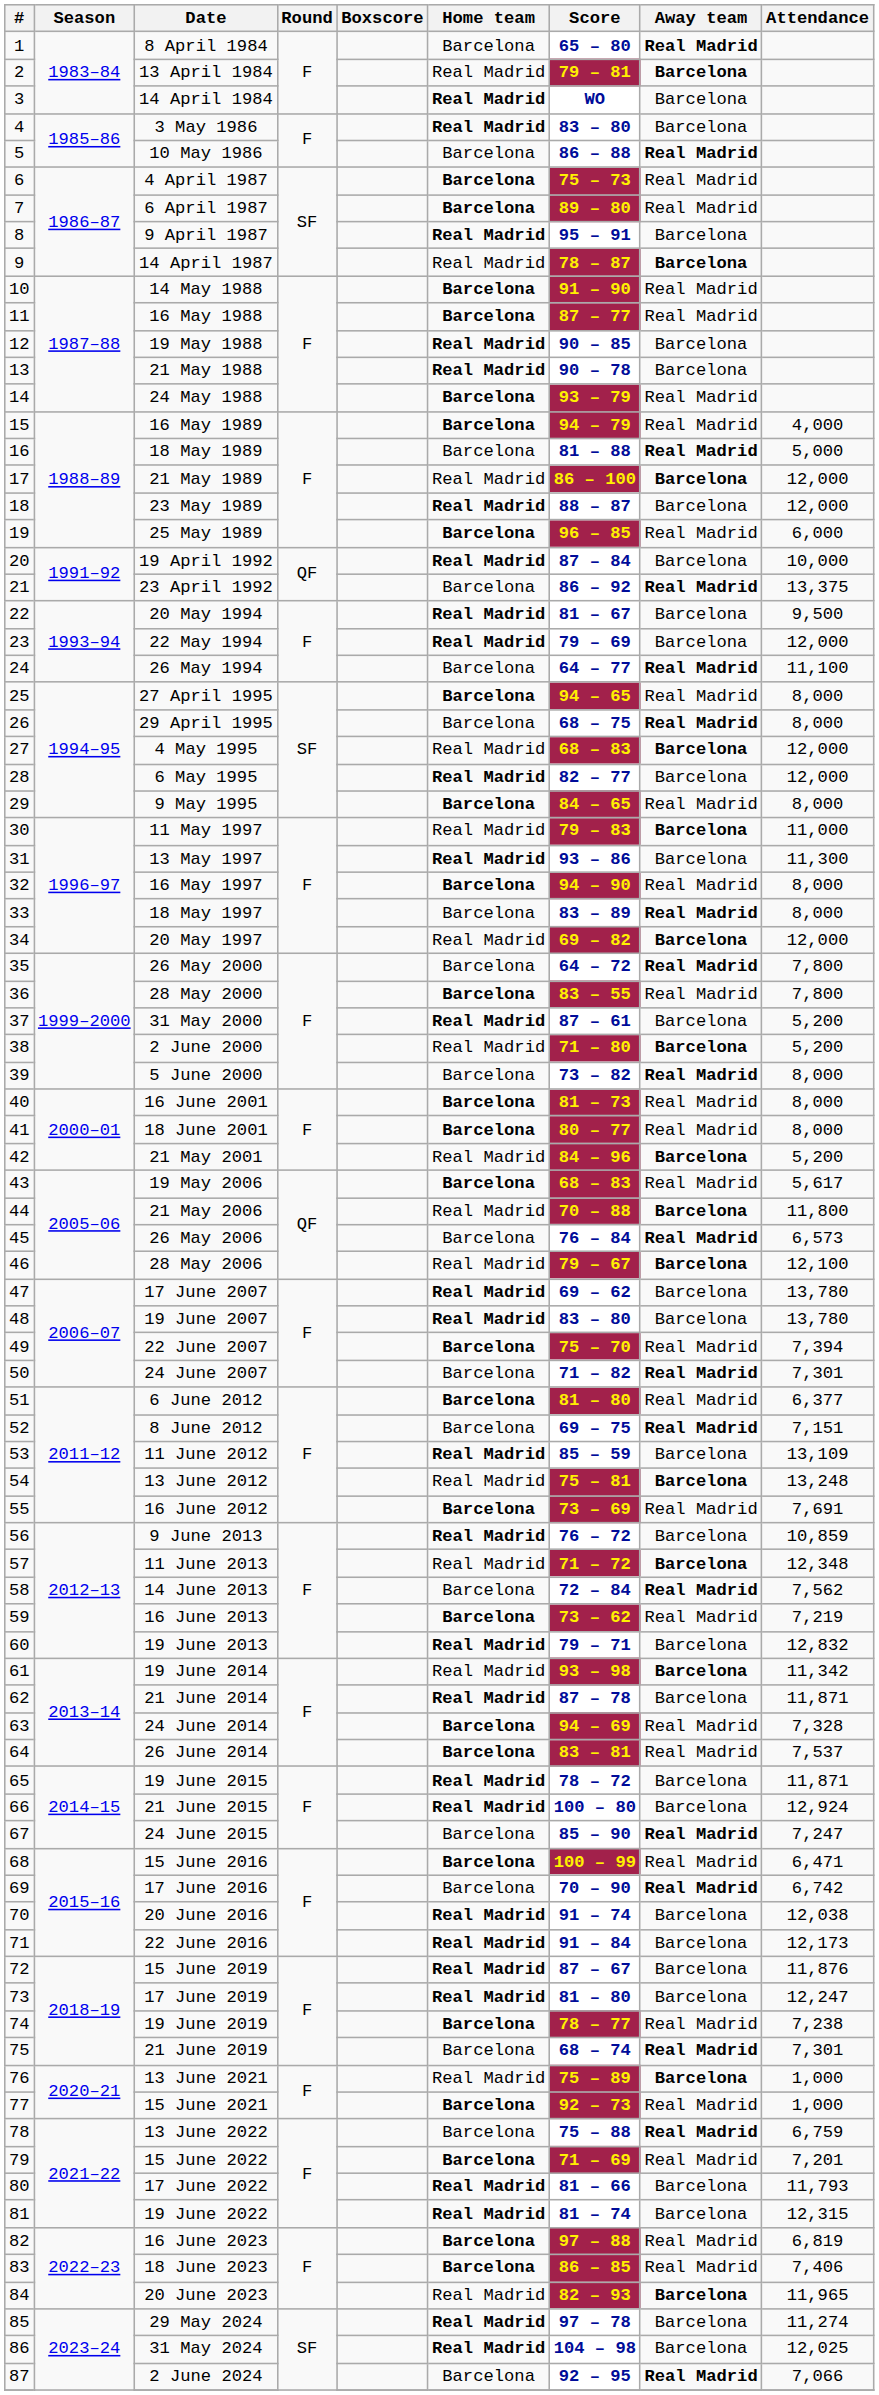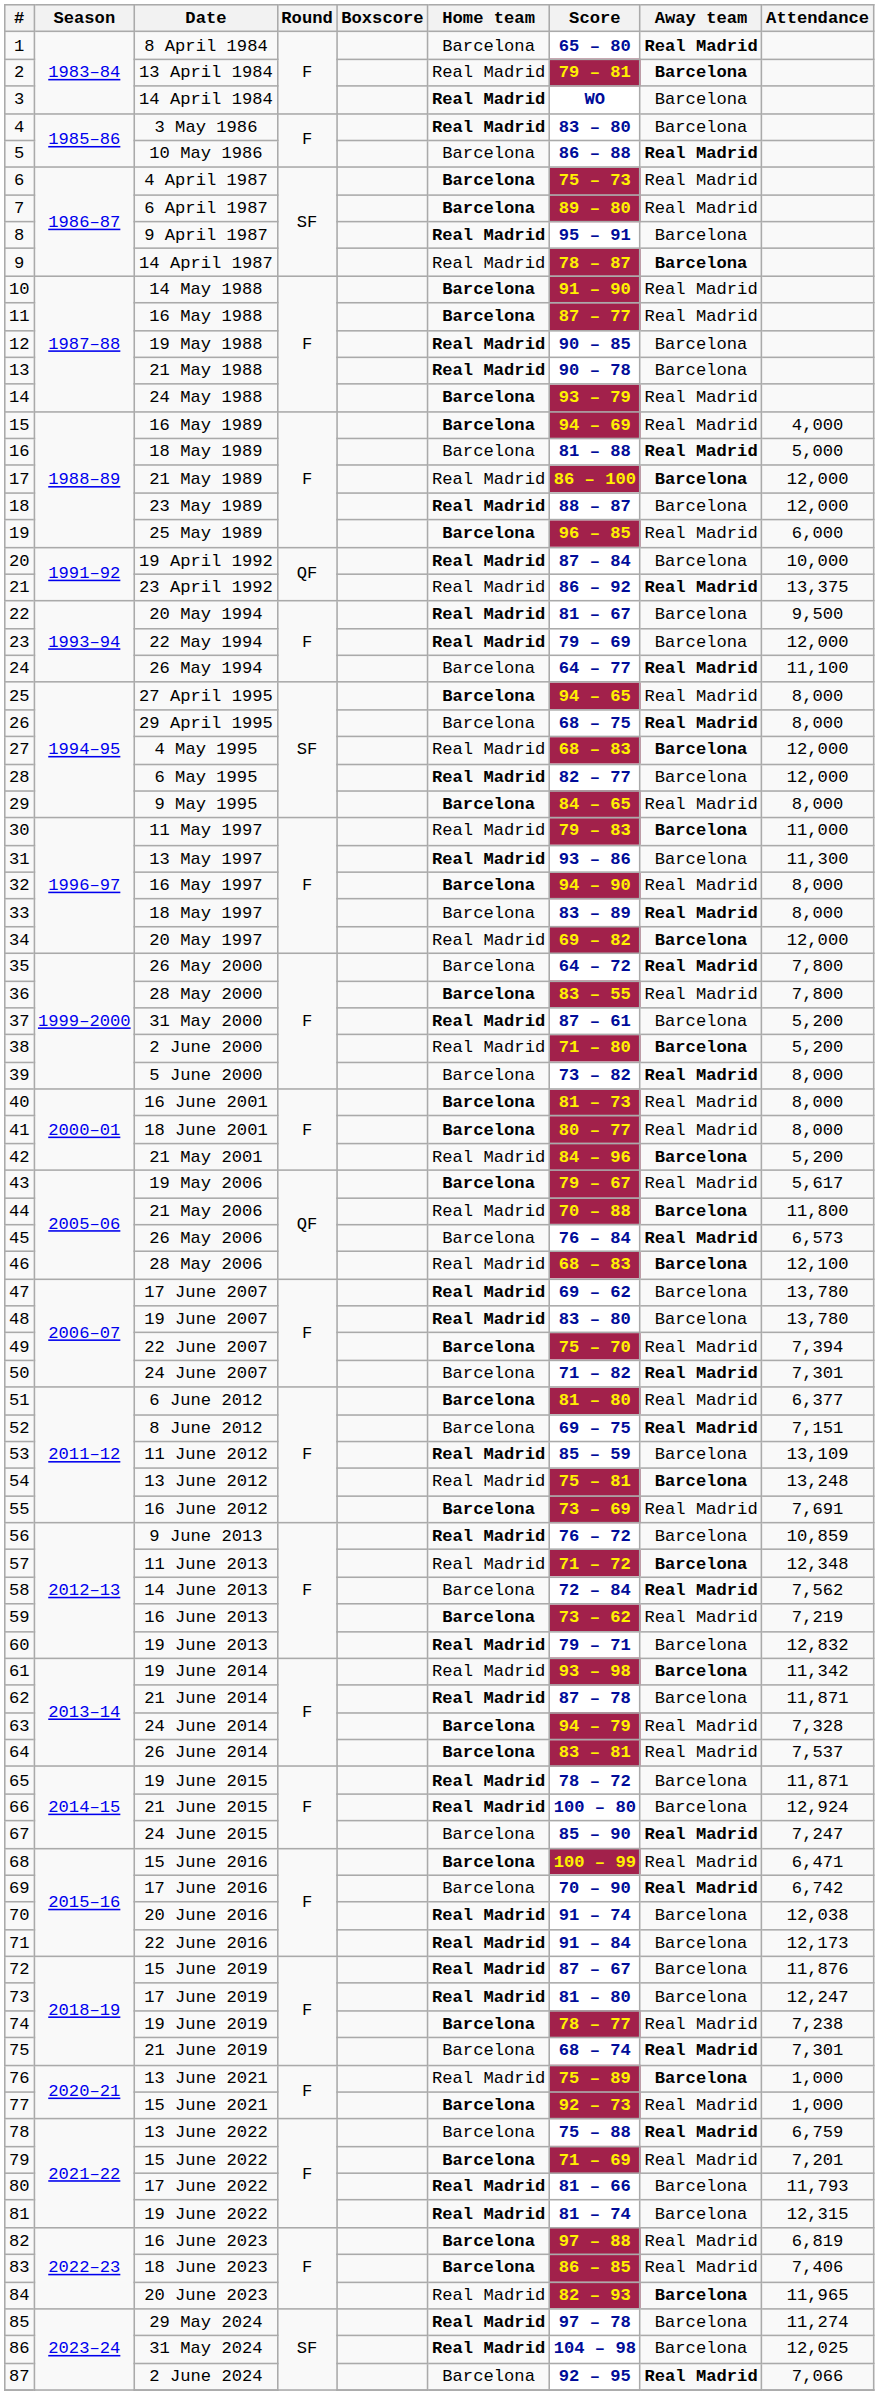(595, 425) 94 – 79 -> (595, 425) 94 – 69
(489, 588) Barcelona -> (489, 588) Real Madrid
(595, 1184) 68 – 83 -> (595, 1184) 79 – 67
(595, 1265) 79 – 67 -> (595, 1265) 68 – 83
(595, 1726) 94 – 69 -> (595, 1726) 94 – 79
